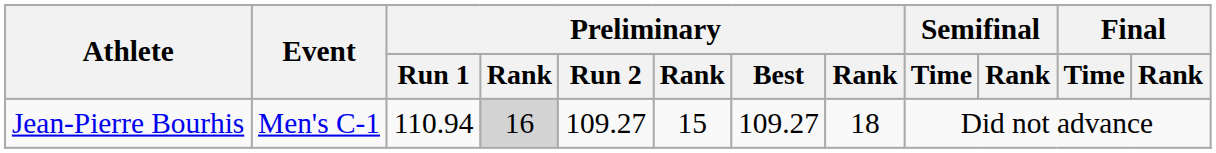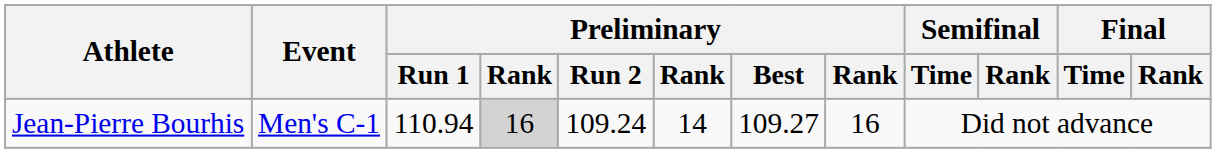(606, 123) 109.27 -> (606, 123) 109.24
(692, 123) 15 -> (692, 123) 14
(865, 123) 18 -> (865, 123) 16
